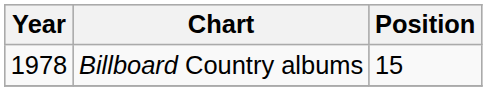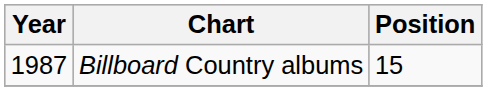(39, 65) 1978 -> (39, 65) 1987
